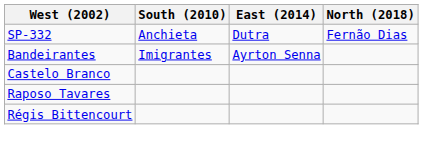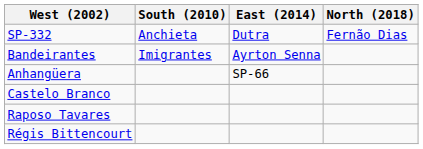+ row: (44, 74)
